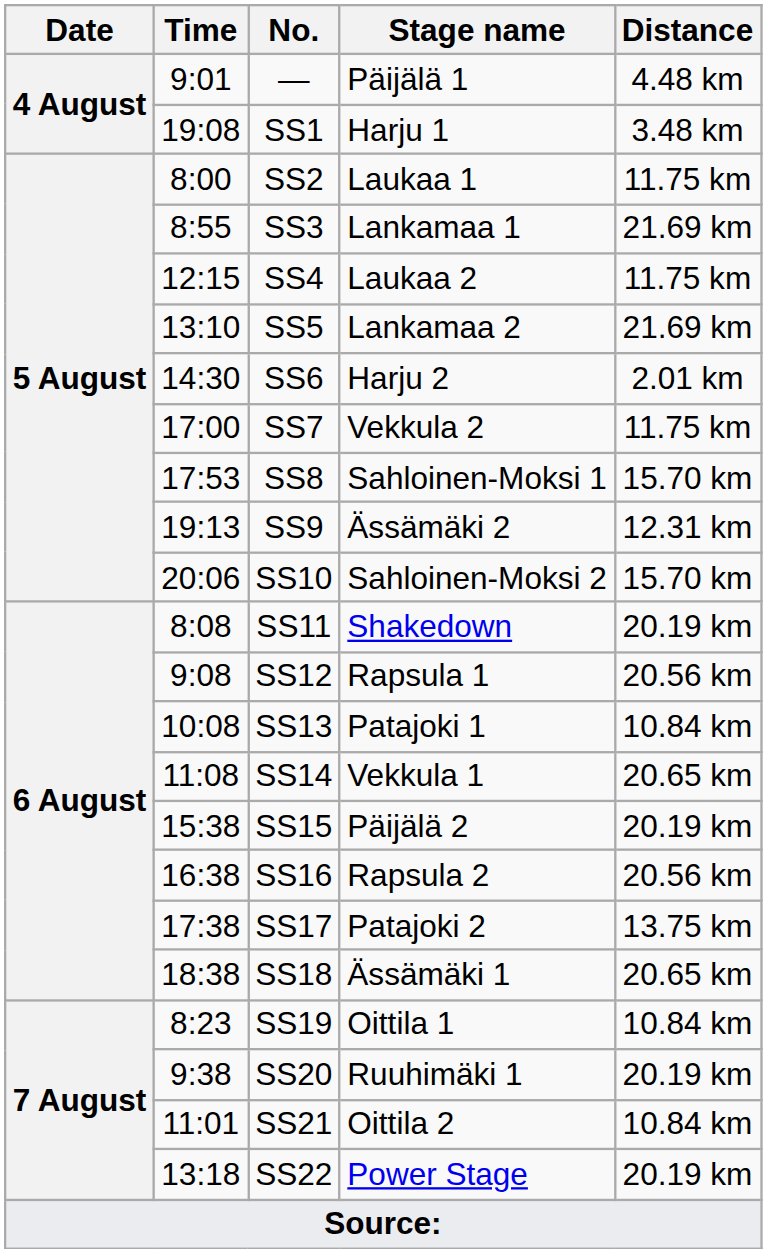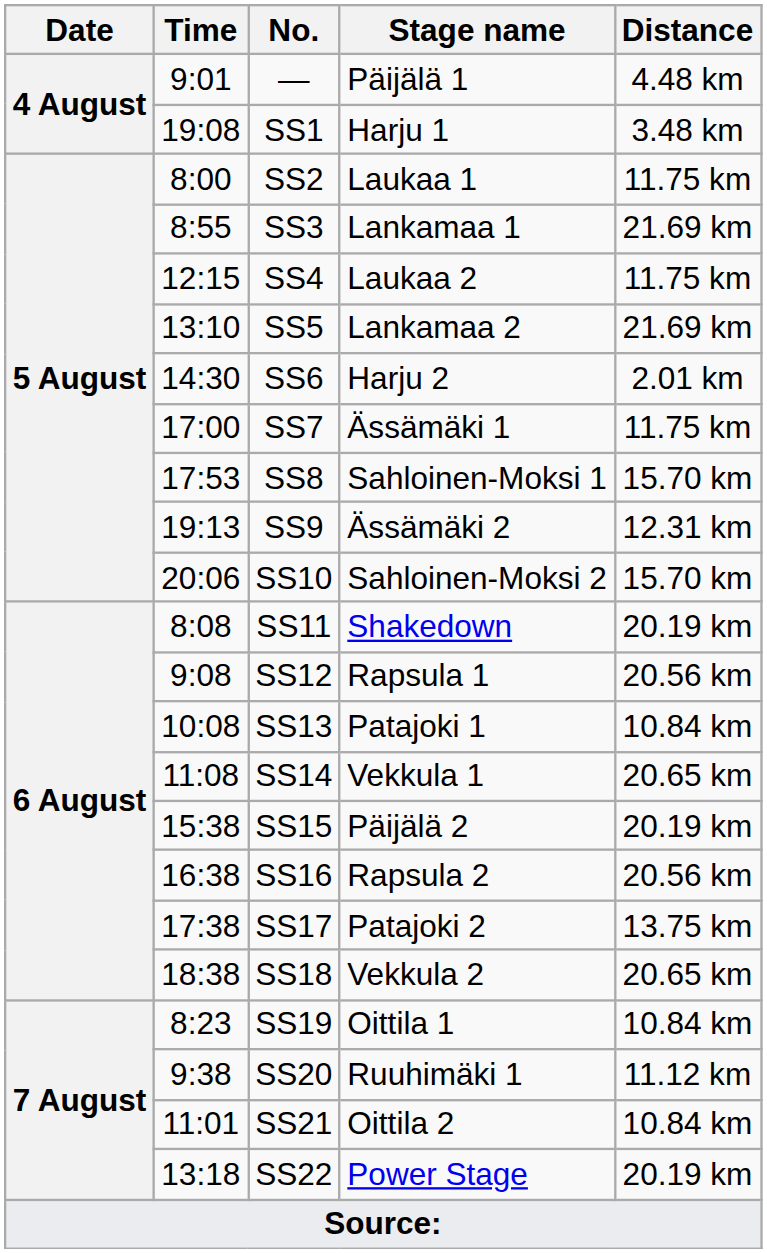(416, 428) Vekkula 2 -> (429, 428) Ässämäki 1
(429, 975) Ässämäki 1 -> (416, 975) Vekkula 2
(687, 1074) 20.19 km -> (687, 1074) 11.12 km
